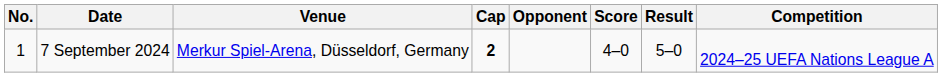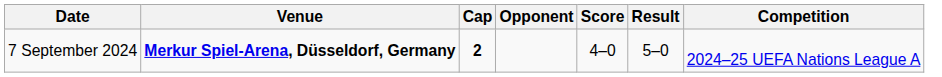- column: (21, 16)
(323, 50) normal -> (300, 50) bold
